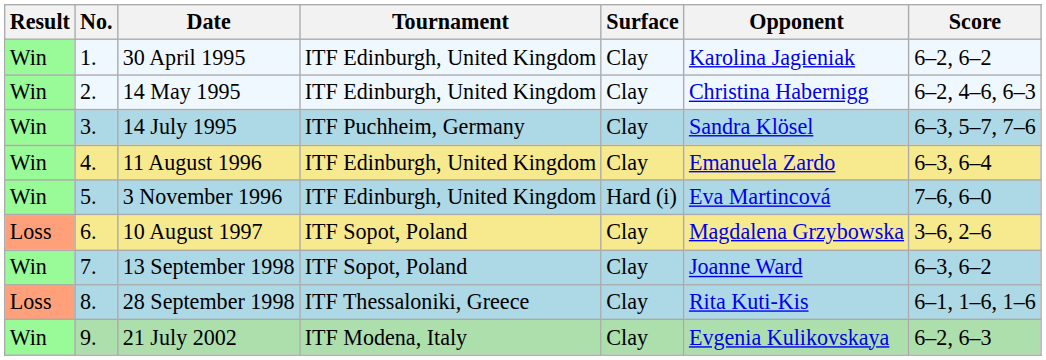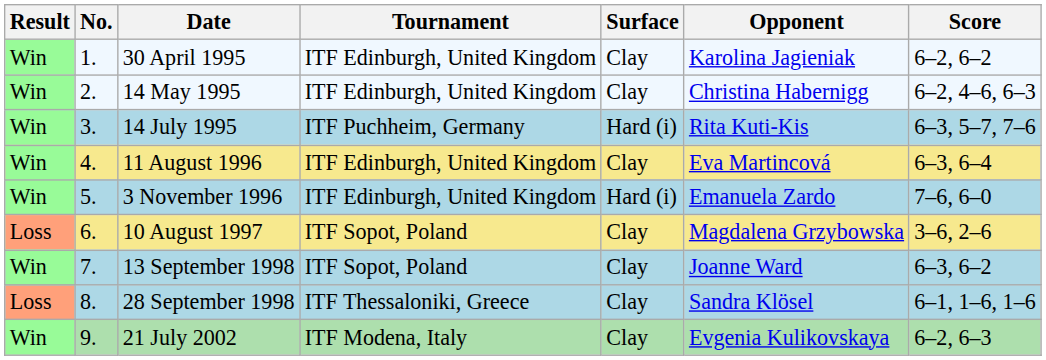(627, 127) Clay -> (642, 127) Hard (i)
(751, 127) Sandra Klösel -> (749, 127) Rita Kuti-Kis
(762, 162) Emanuela Zardo -> (760, 162) Eva Martincová
(760, 197) Eva Martincová -> (762, 197) Emanuela Zardo
(749, 302) Rita Kuti-Kis -> (751, 302) Sandra Klösel
